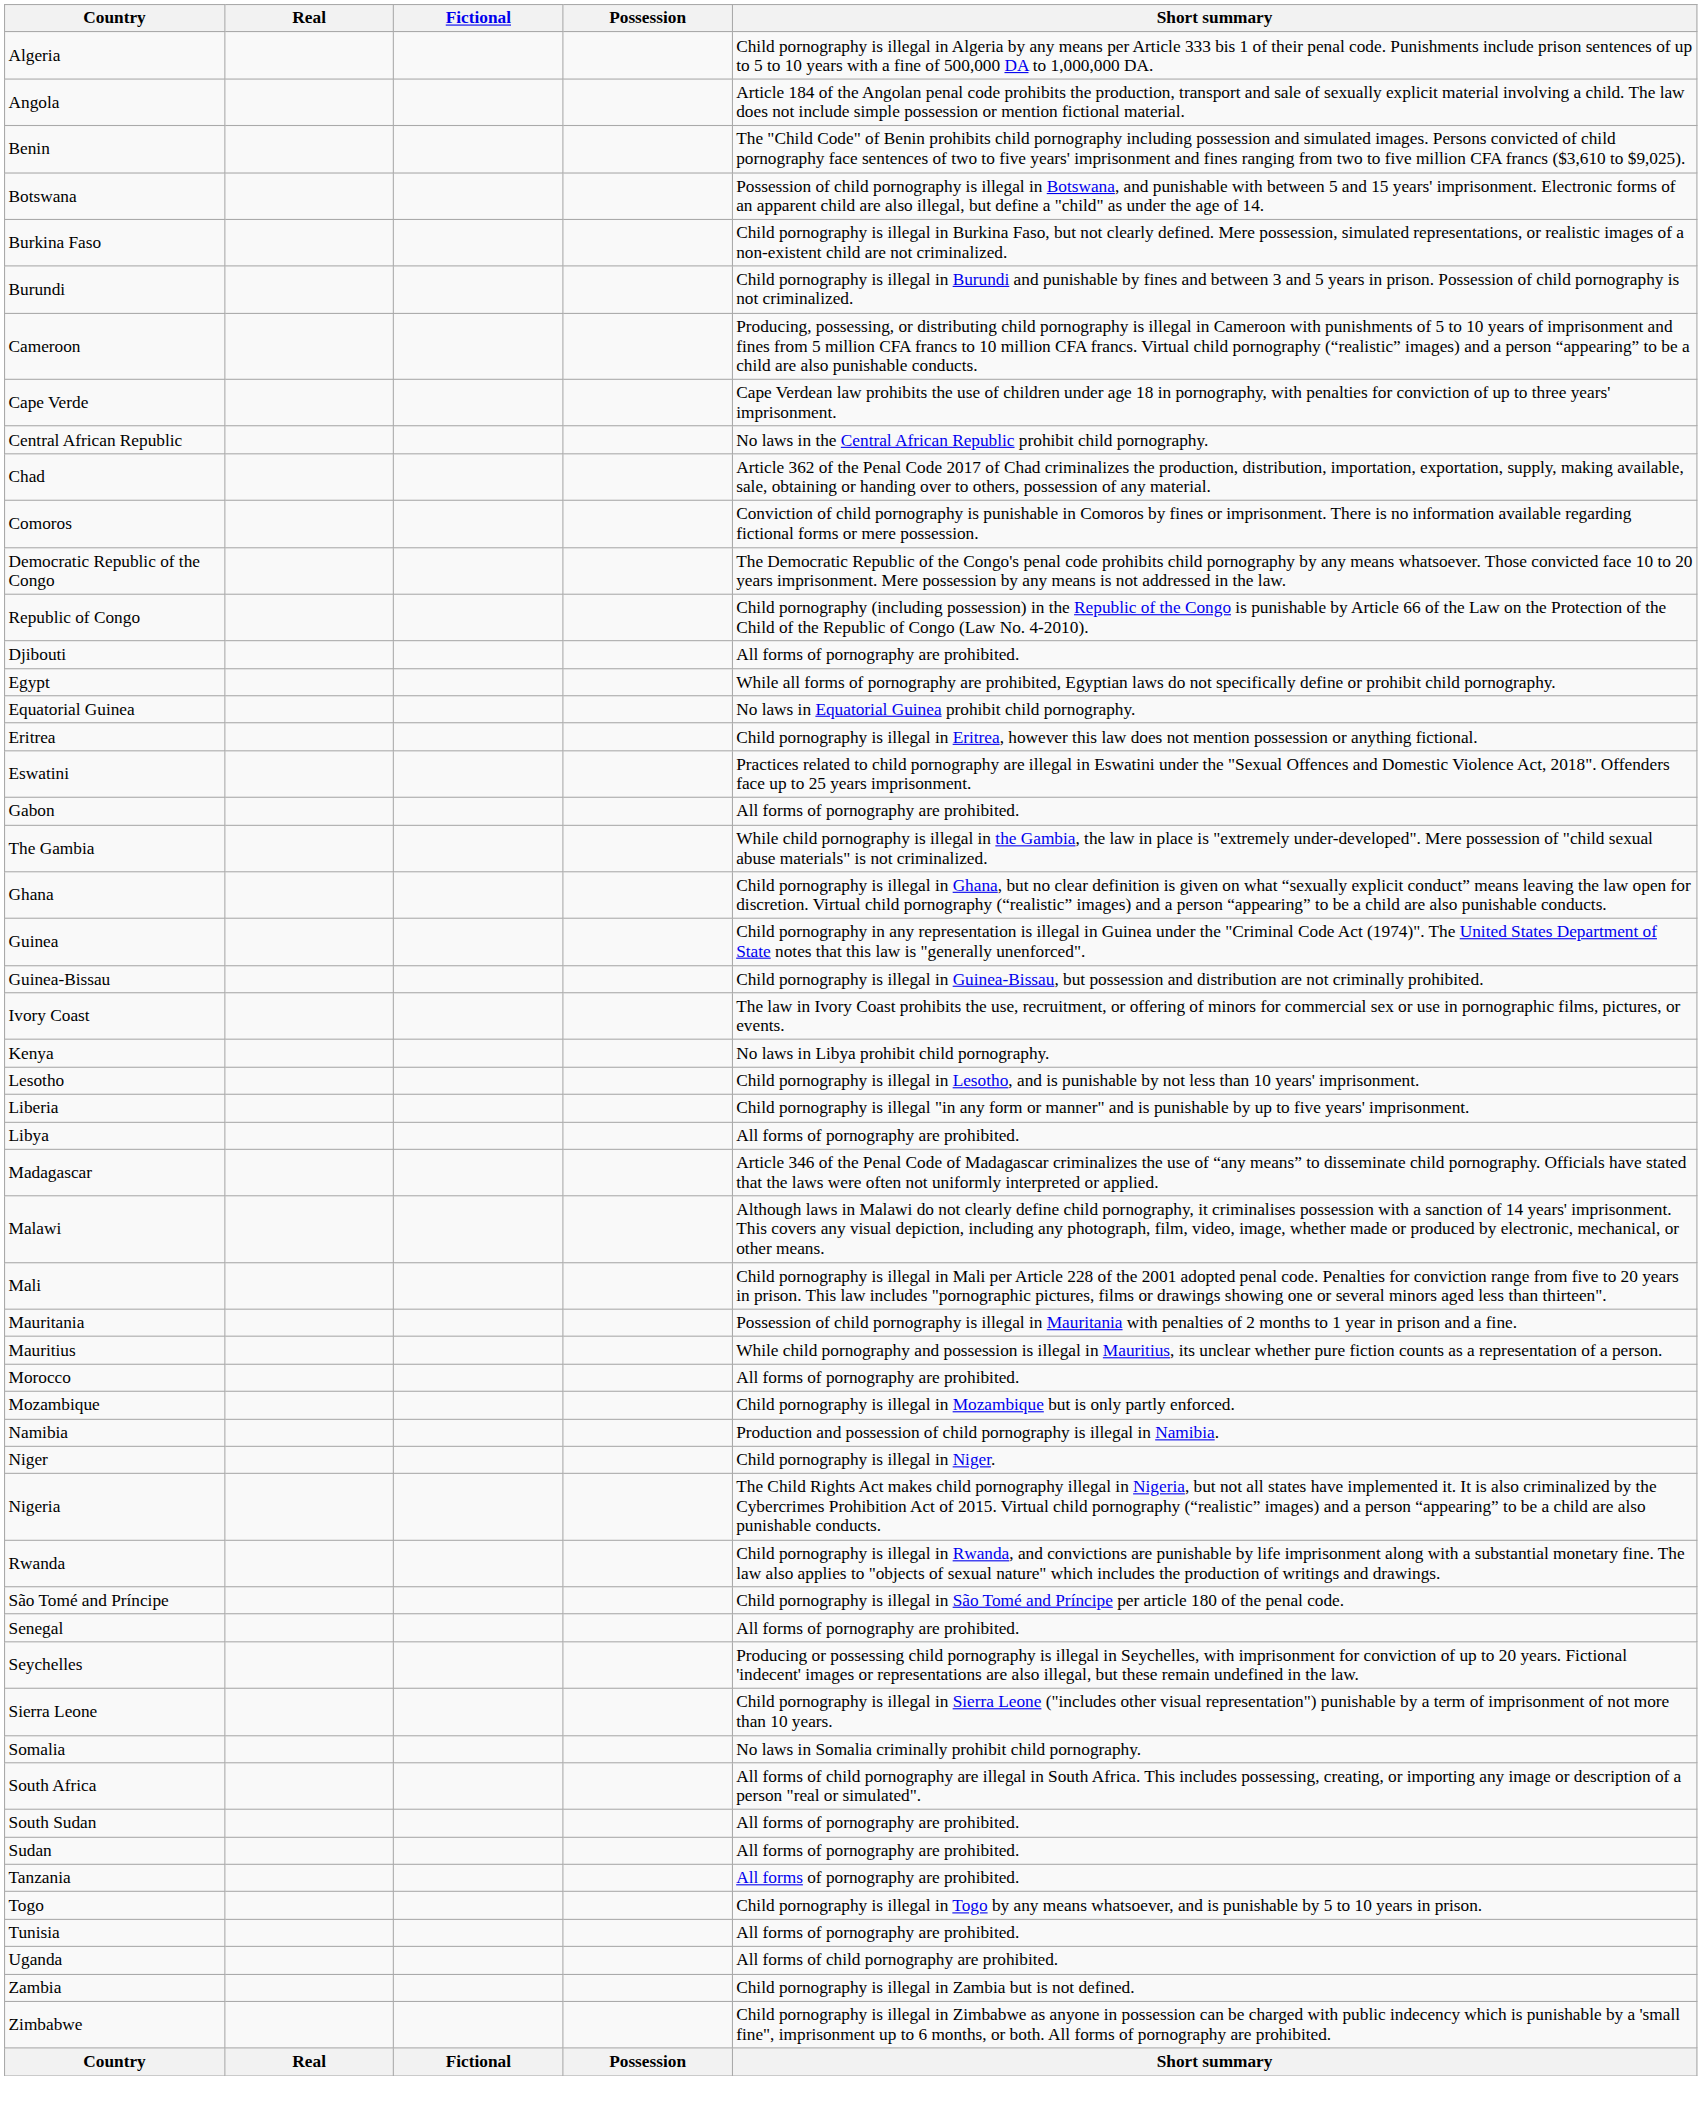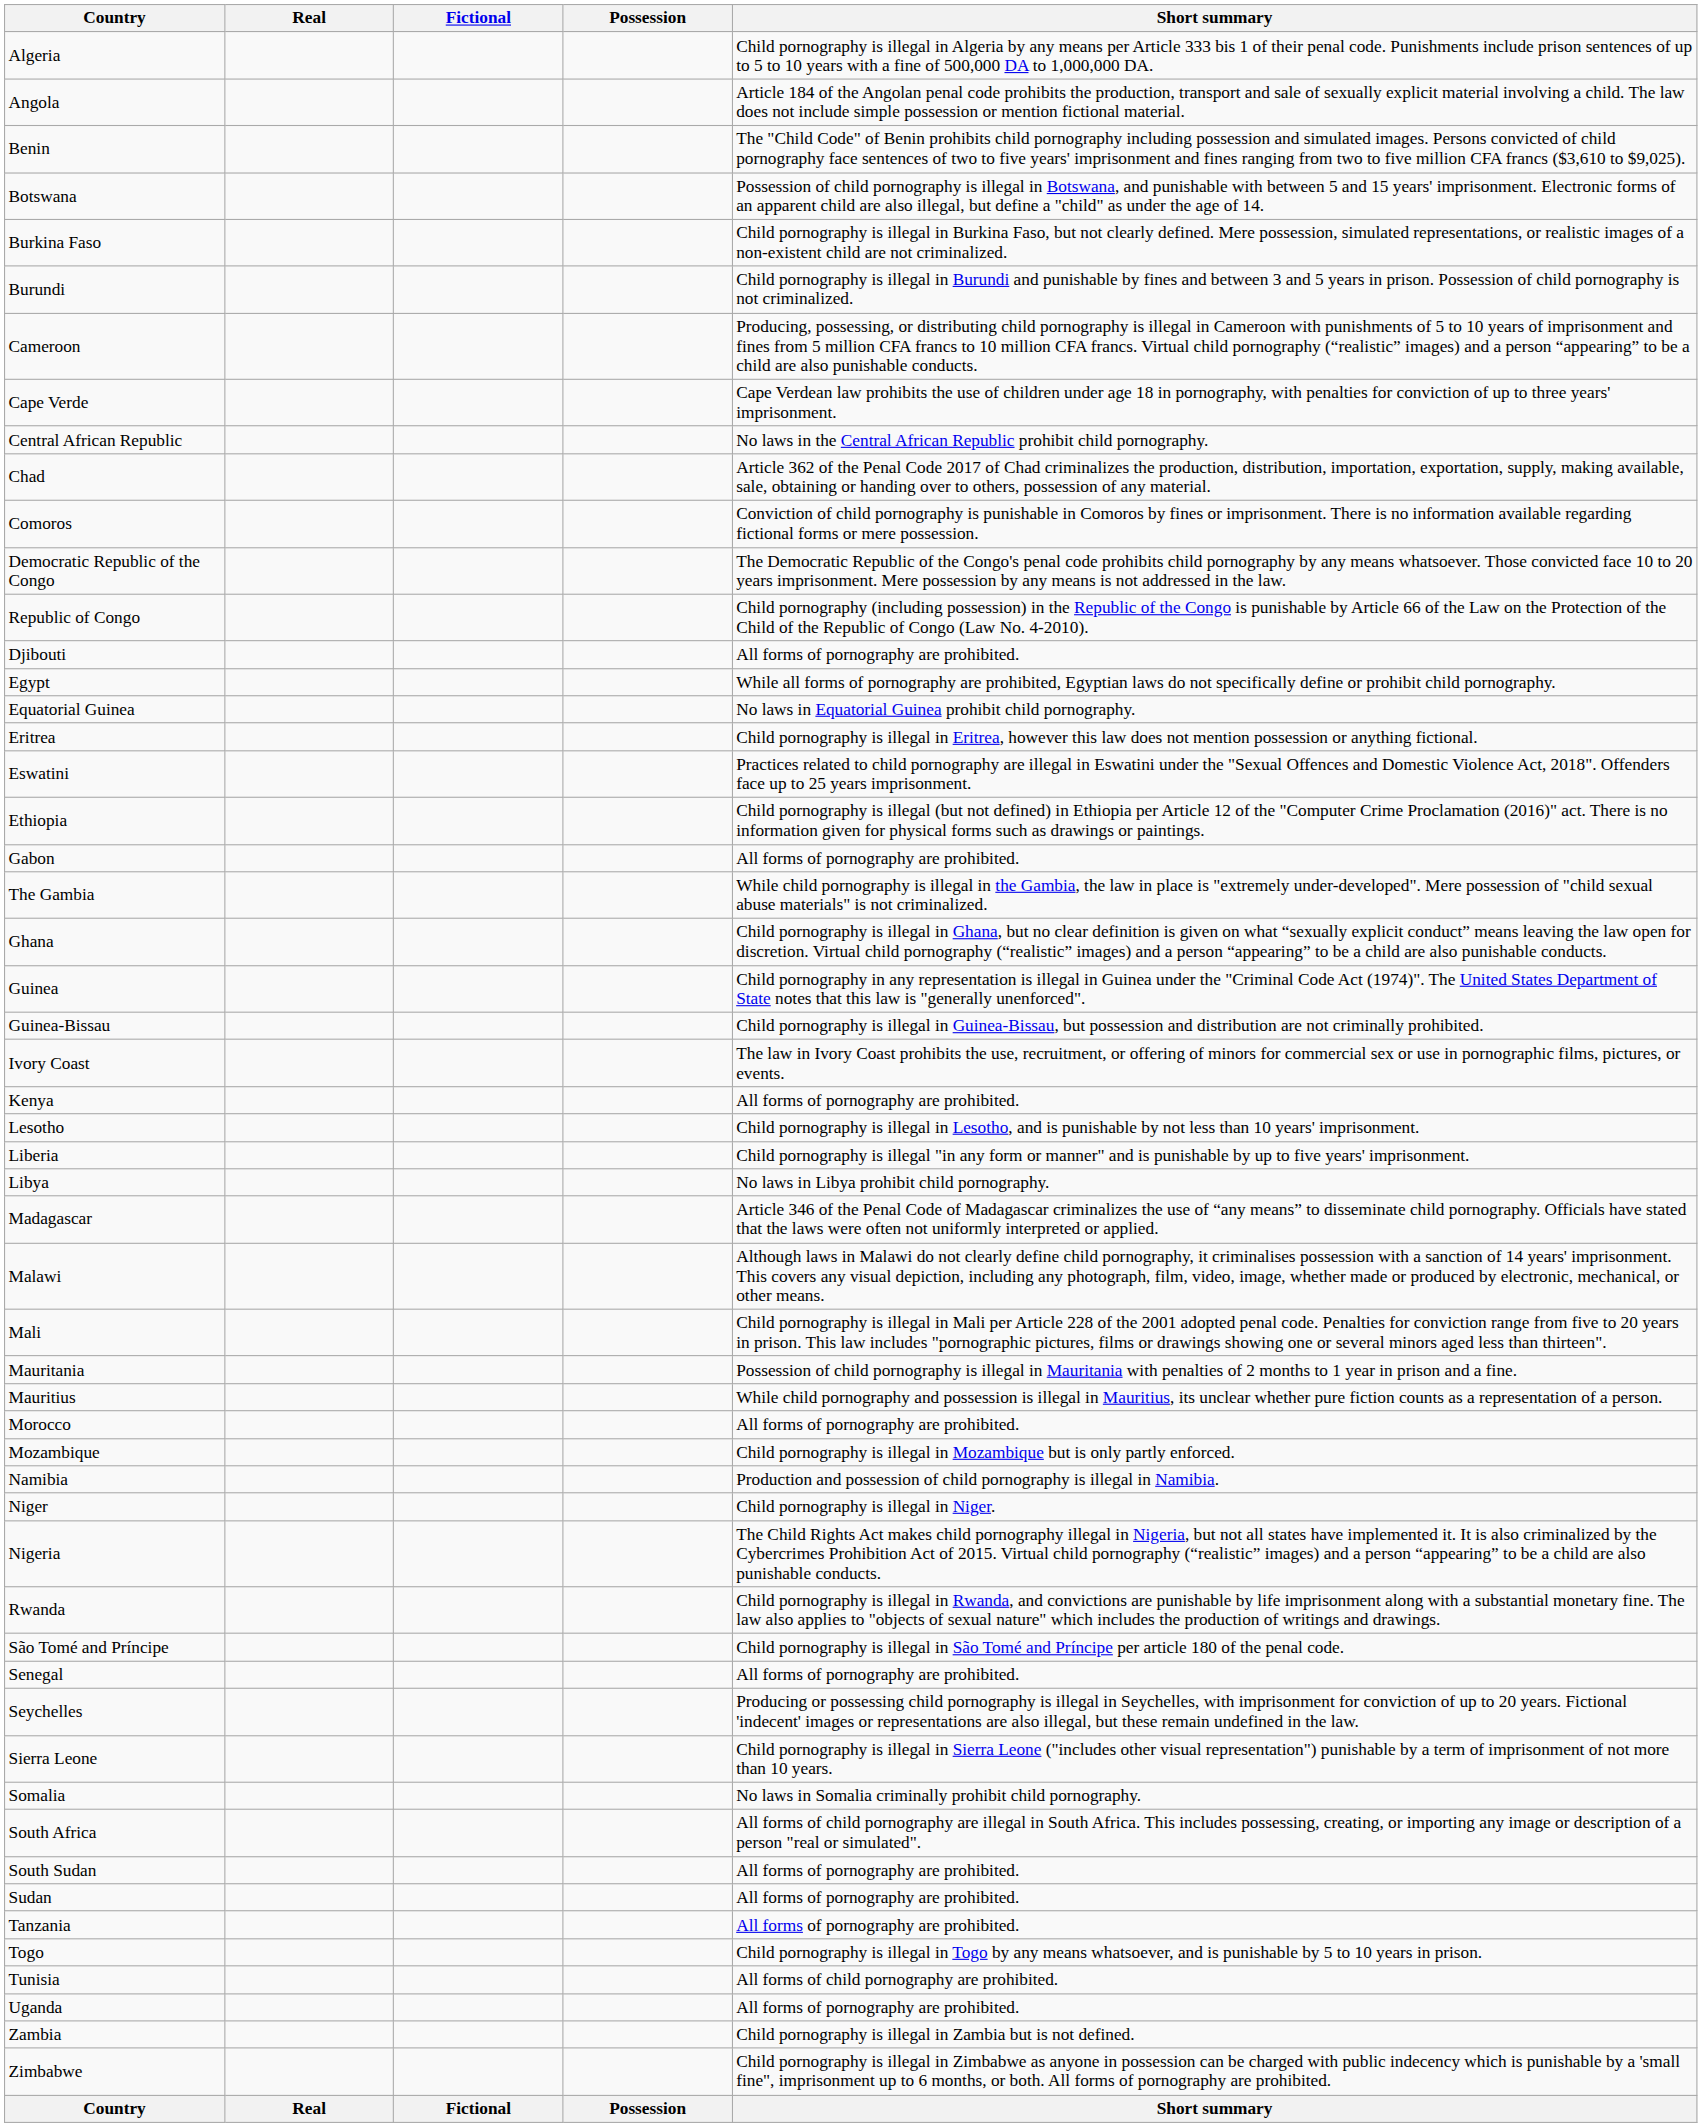+ row: (38, 820)
(893, 1053) No laws in Libya prohibit child pornography. -> (878, 1100) All forms of pornography are prohibited.
(878, 1135) All forms of pornography are prohibited. -> (893, 1182) No laws in Libya prohibit child pornography.
(878, 1932) All forms of pornography are prohibited. -> (897, 1979) All forms of child pornography are prohibited.
(897, 1960) All forms of child pornography are prohibited. -> (878, 2007) All forms of pornography are prohibited.
